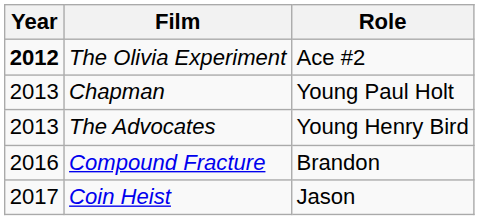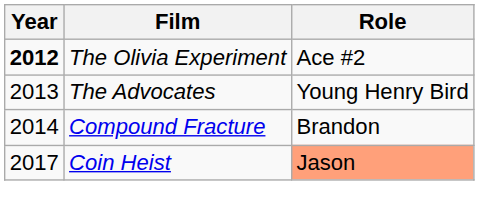- row: (117, 92)
(34, 162) 2016 -> (34, 127) 2014
(326, 197) no background -> (326, 162) lightsalmon background
